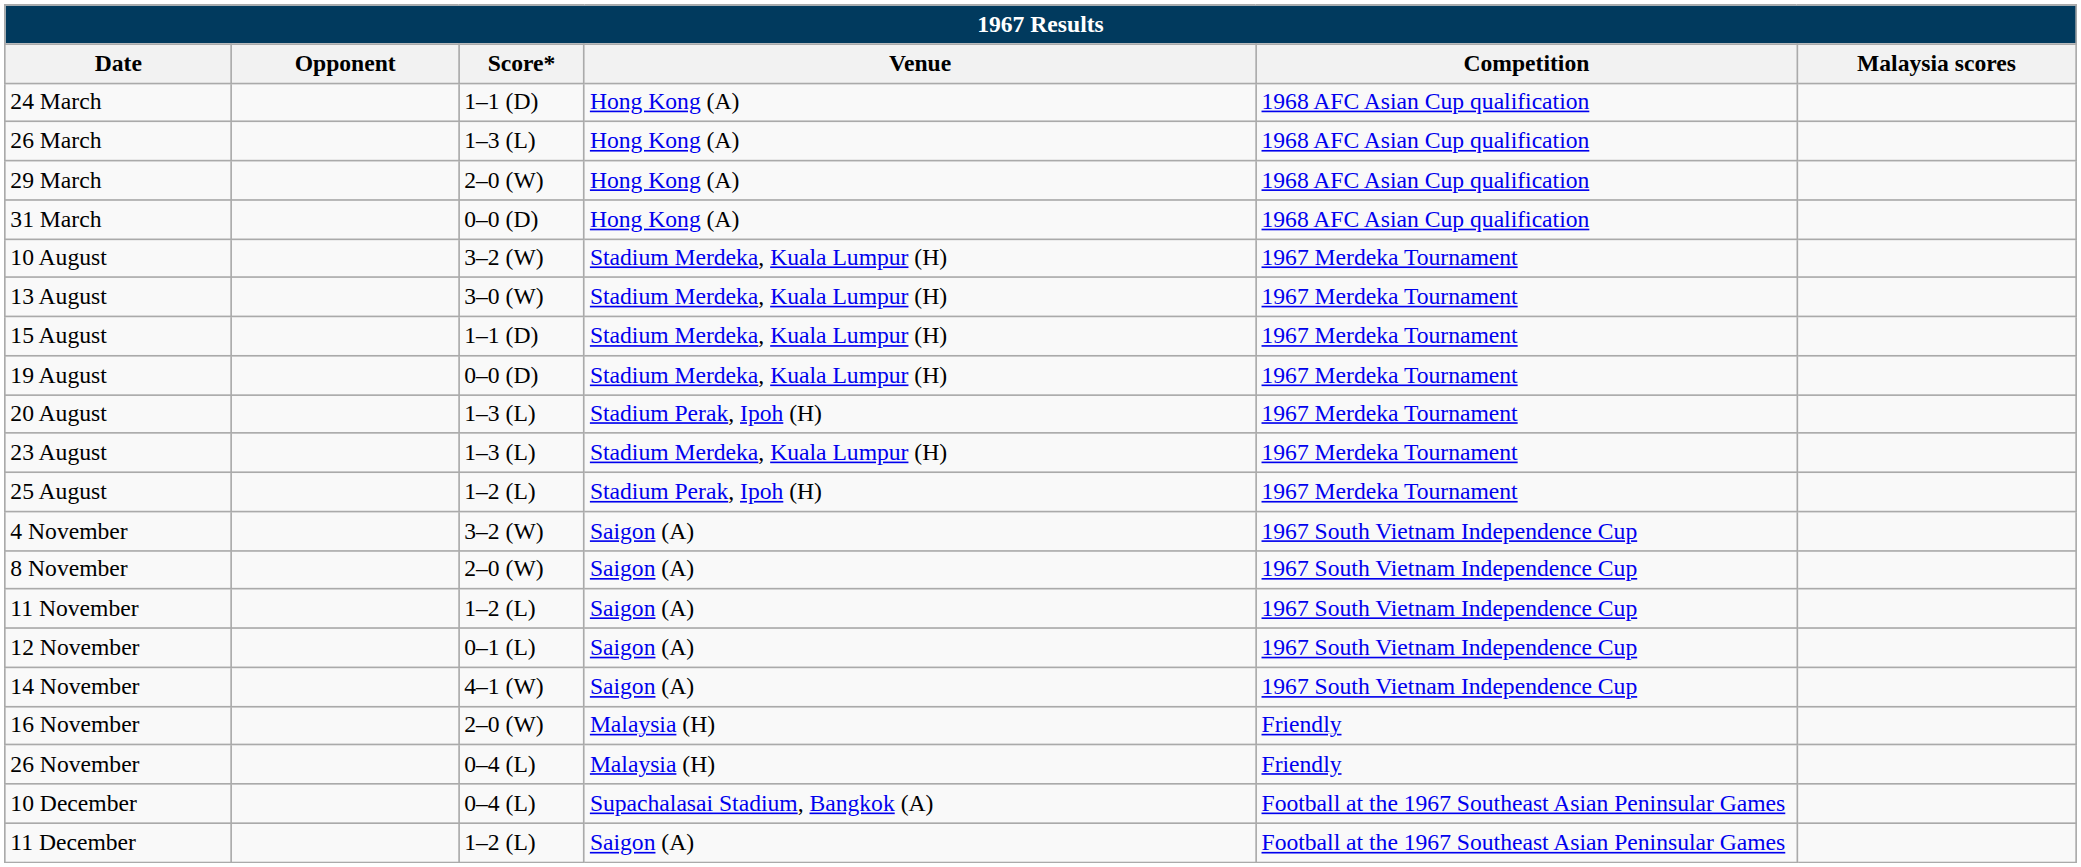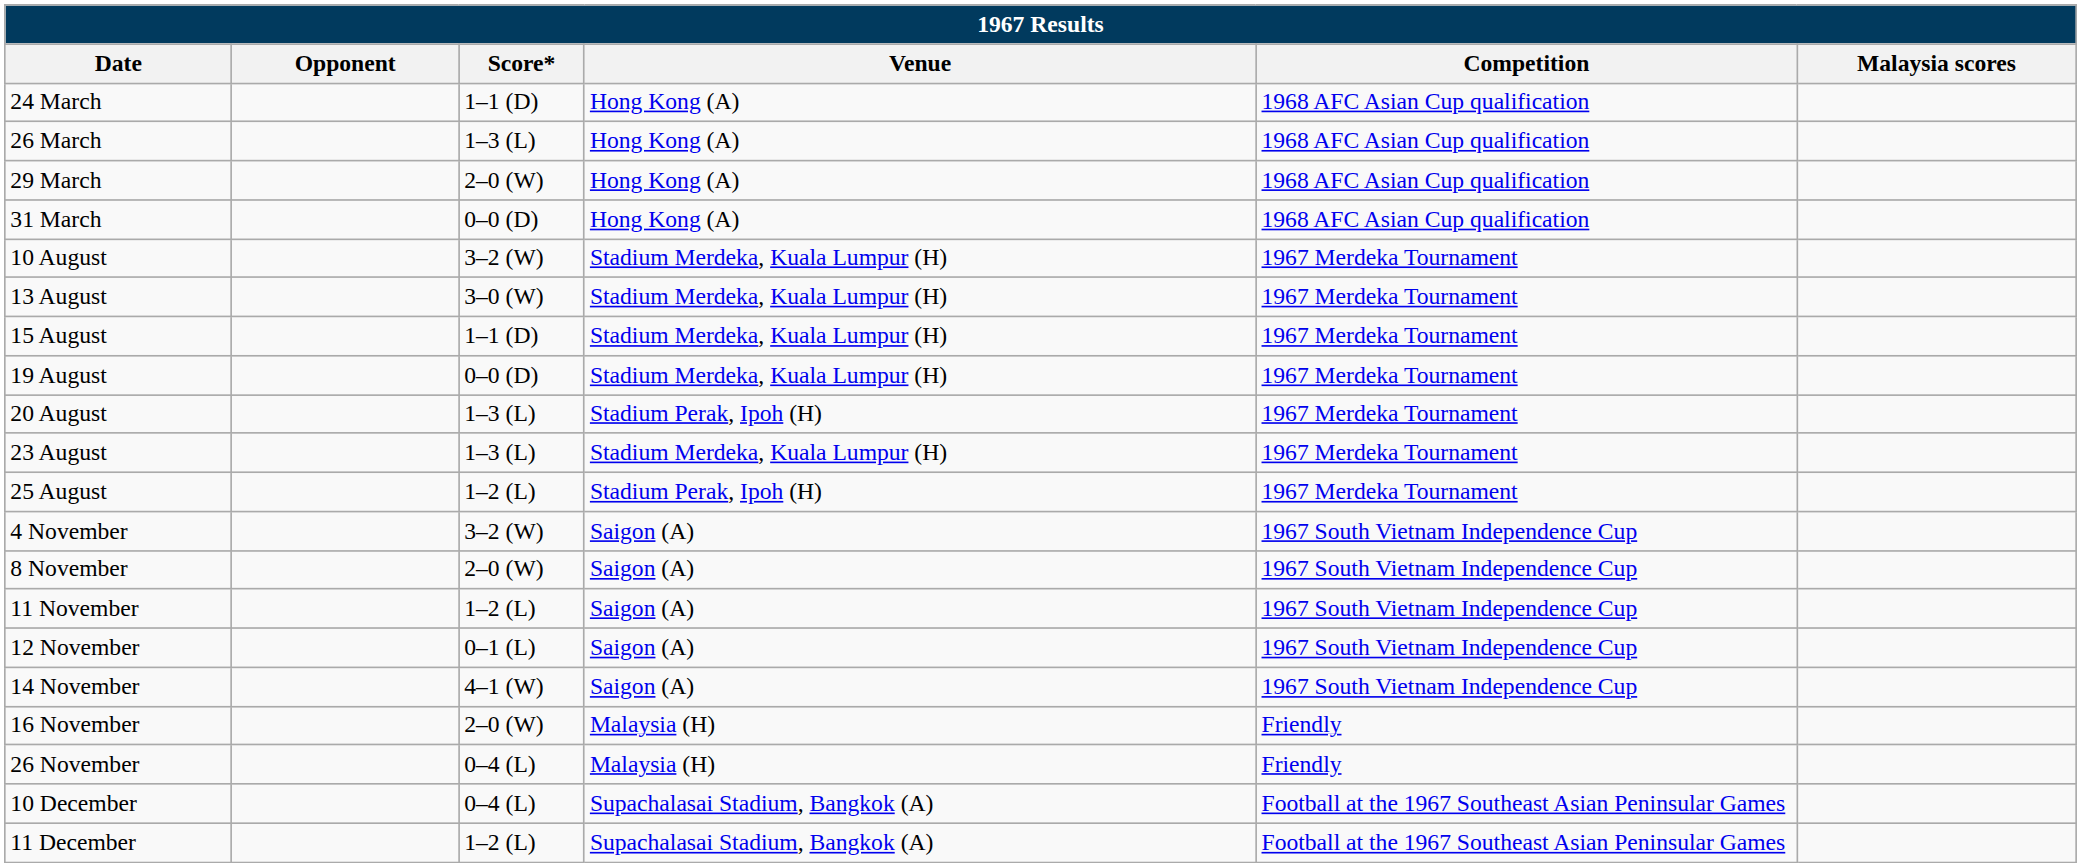(642, 842) Saigon (A) -> (762, 842) Supachalasai Stadium, Bangkok (A)
